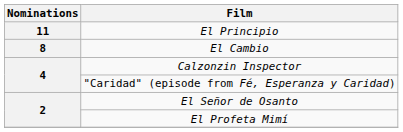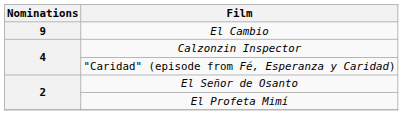- row: (239, 31)
(43, 48) 8 -> (43, 31) 9
